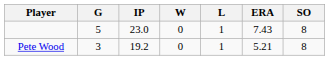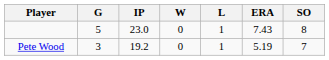(263, 47) 5.21 -> (263, 47) 5.19
(304, 47) 8 -> (304, 47) 7
